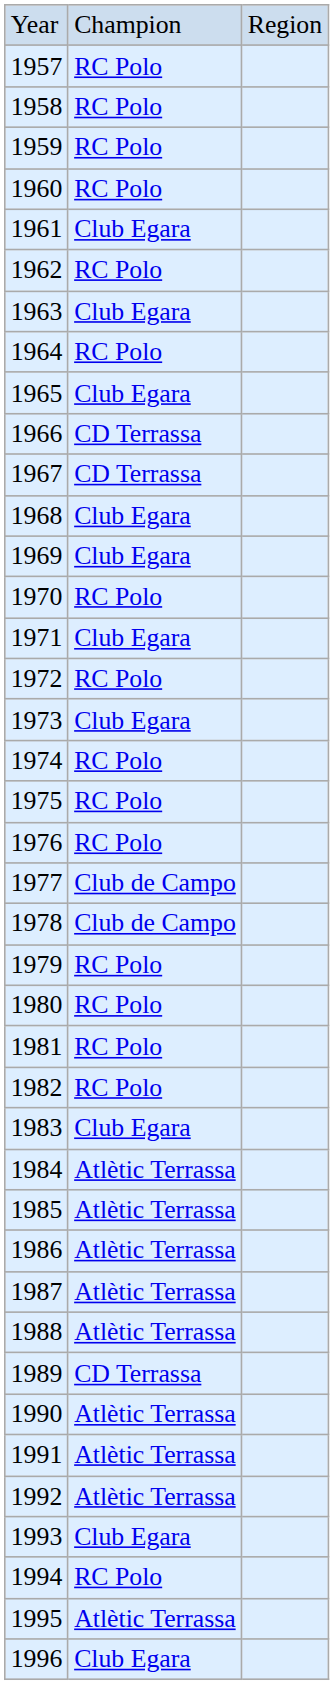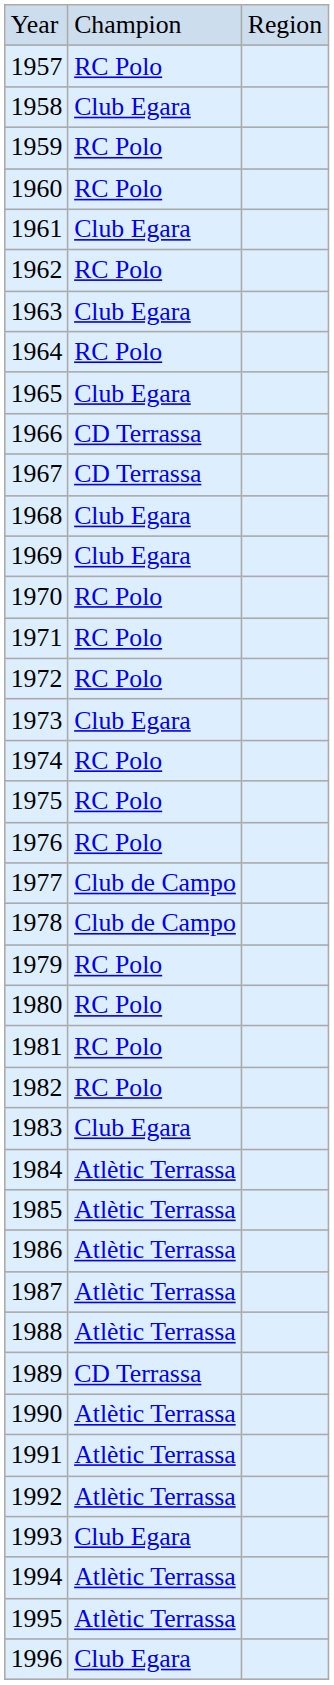(118, 106) RC Polo -> (132, 106) Club Egara
(132, 637) Club Egara -> (118, 637) RC Polo
(118, 1577) RC Polo -> (155, 1577) Atlètic Terrassa
